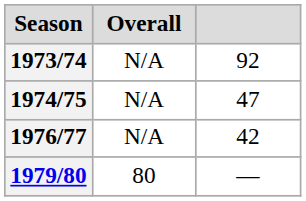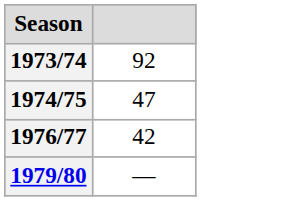- column: (144, 23)
